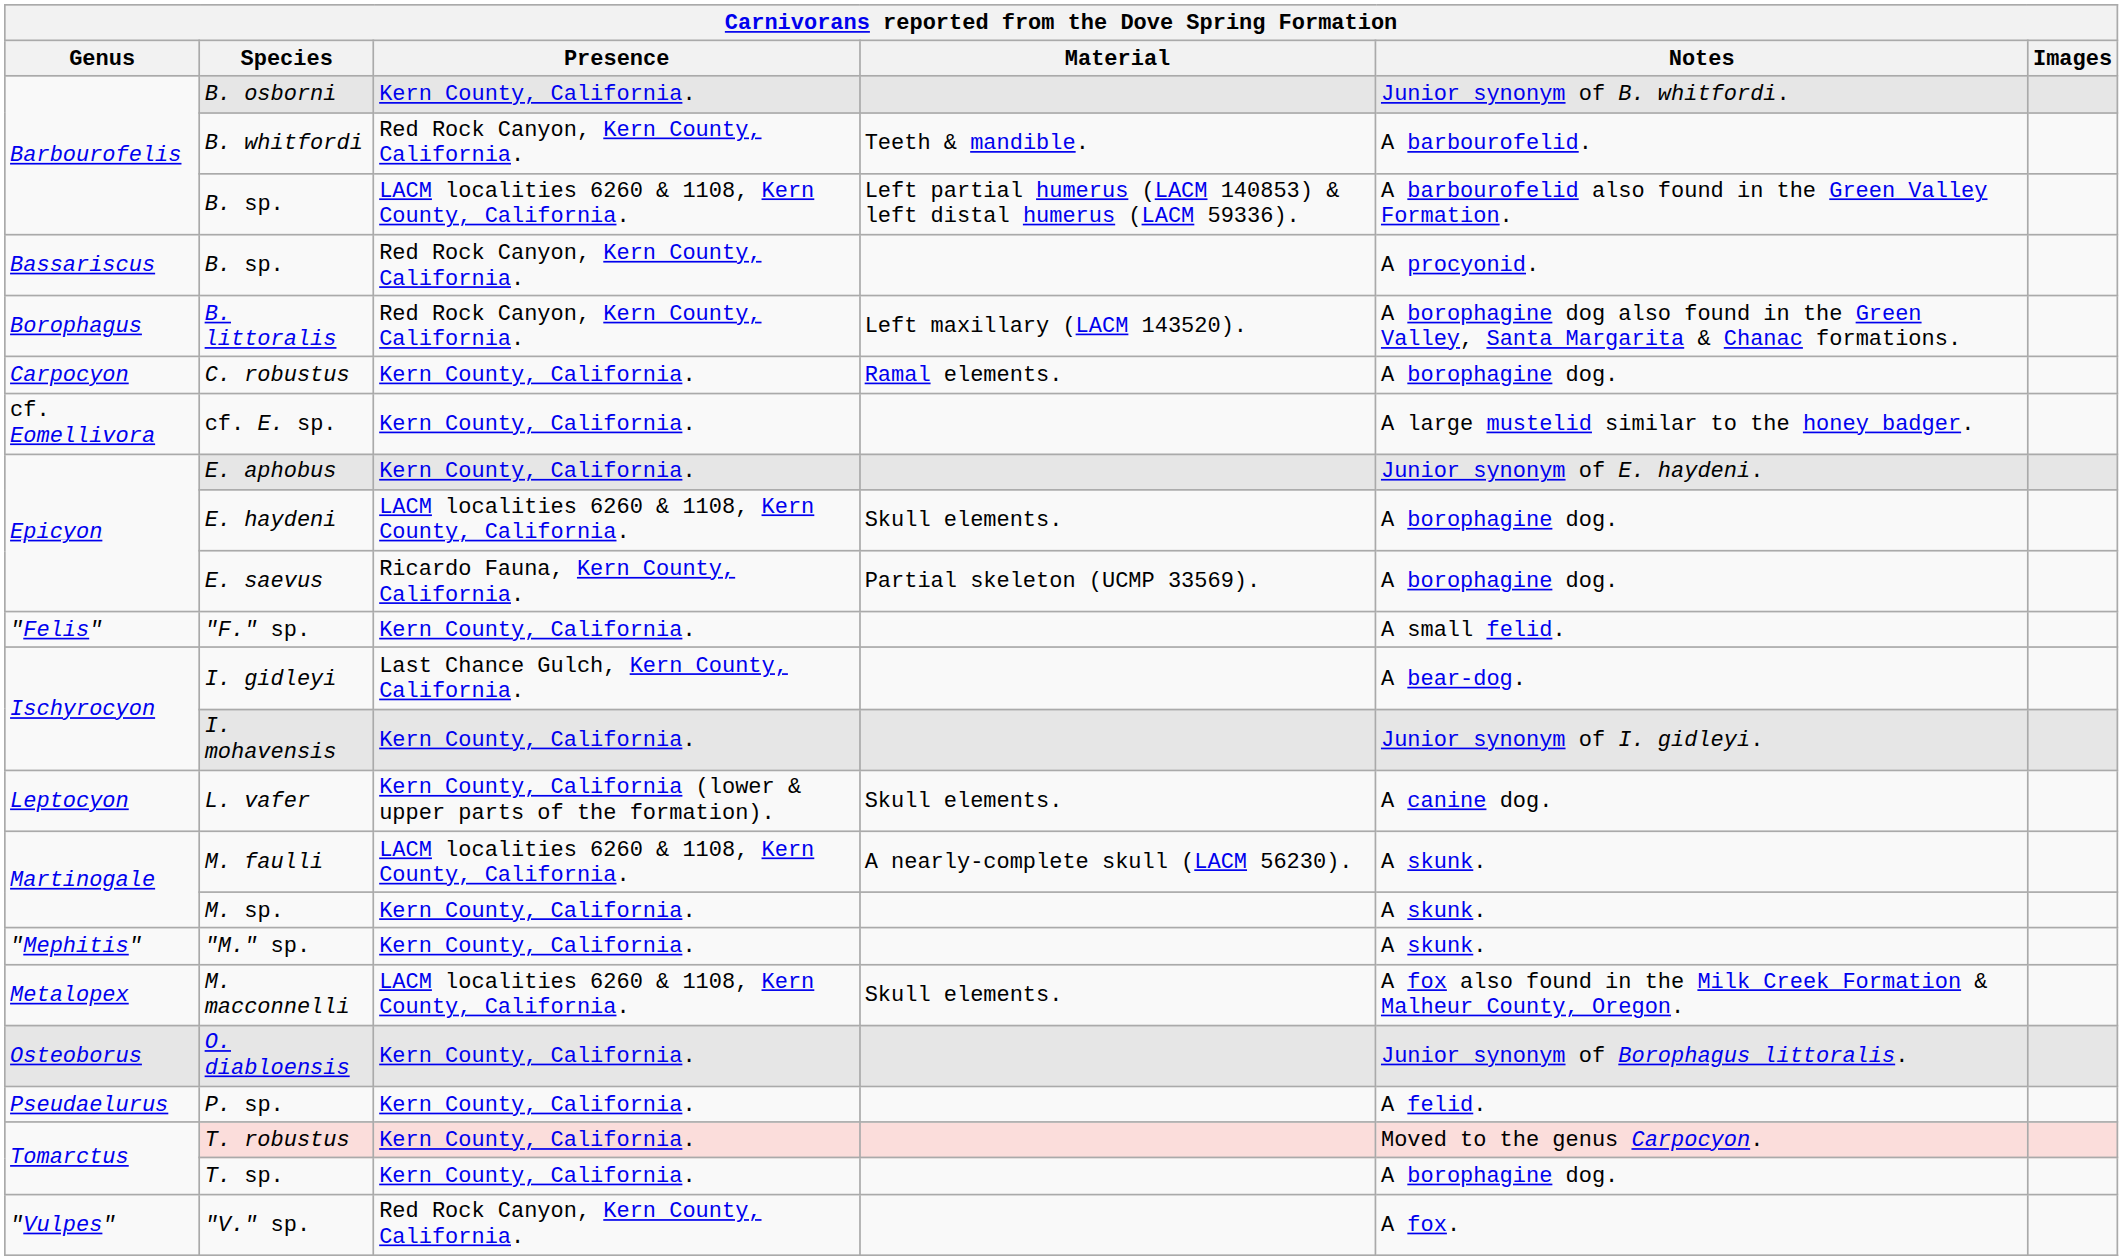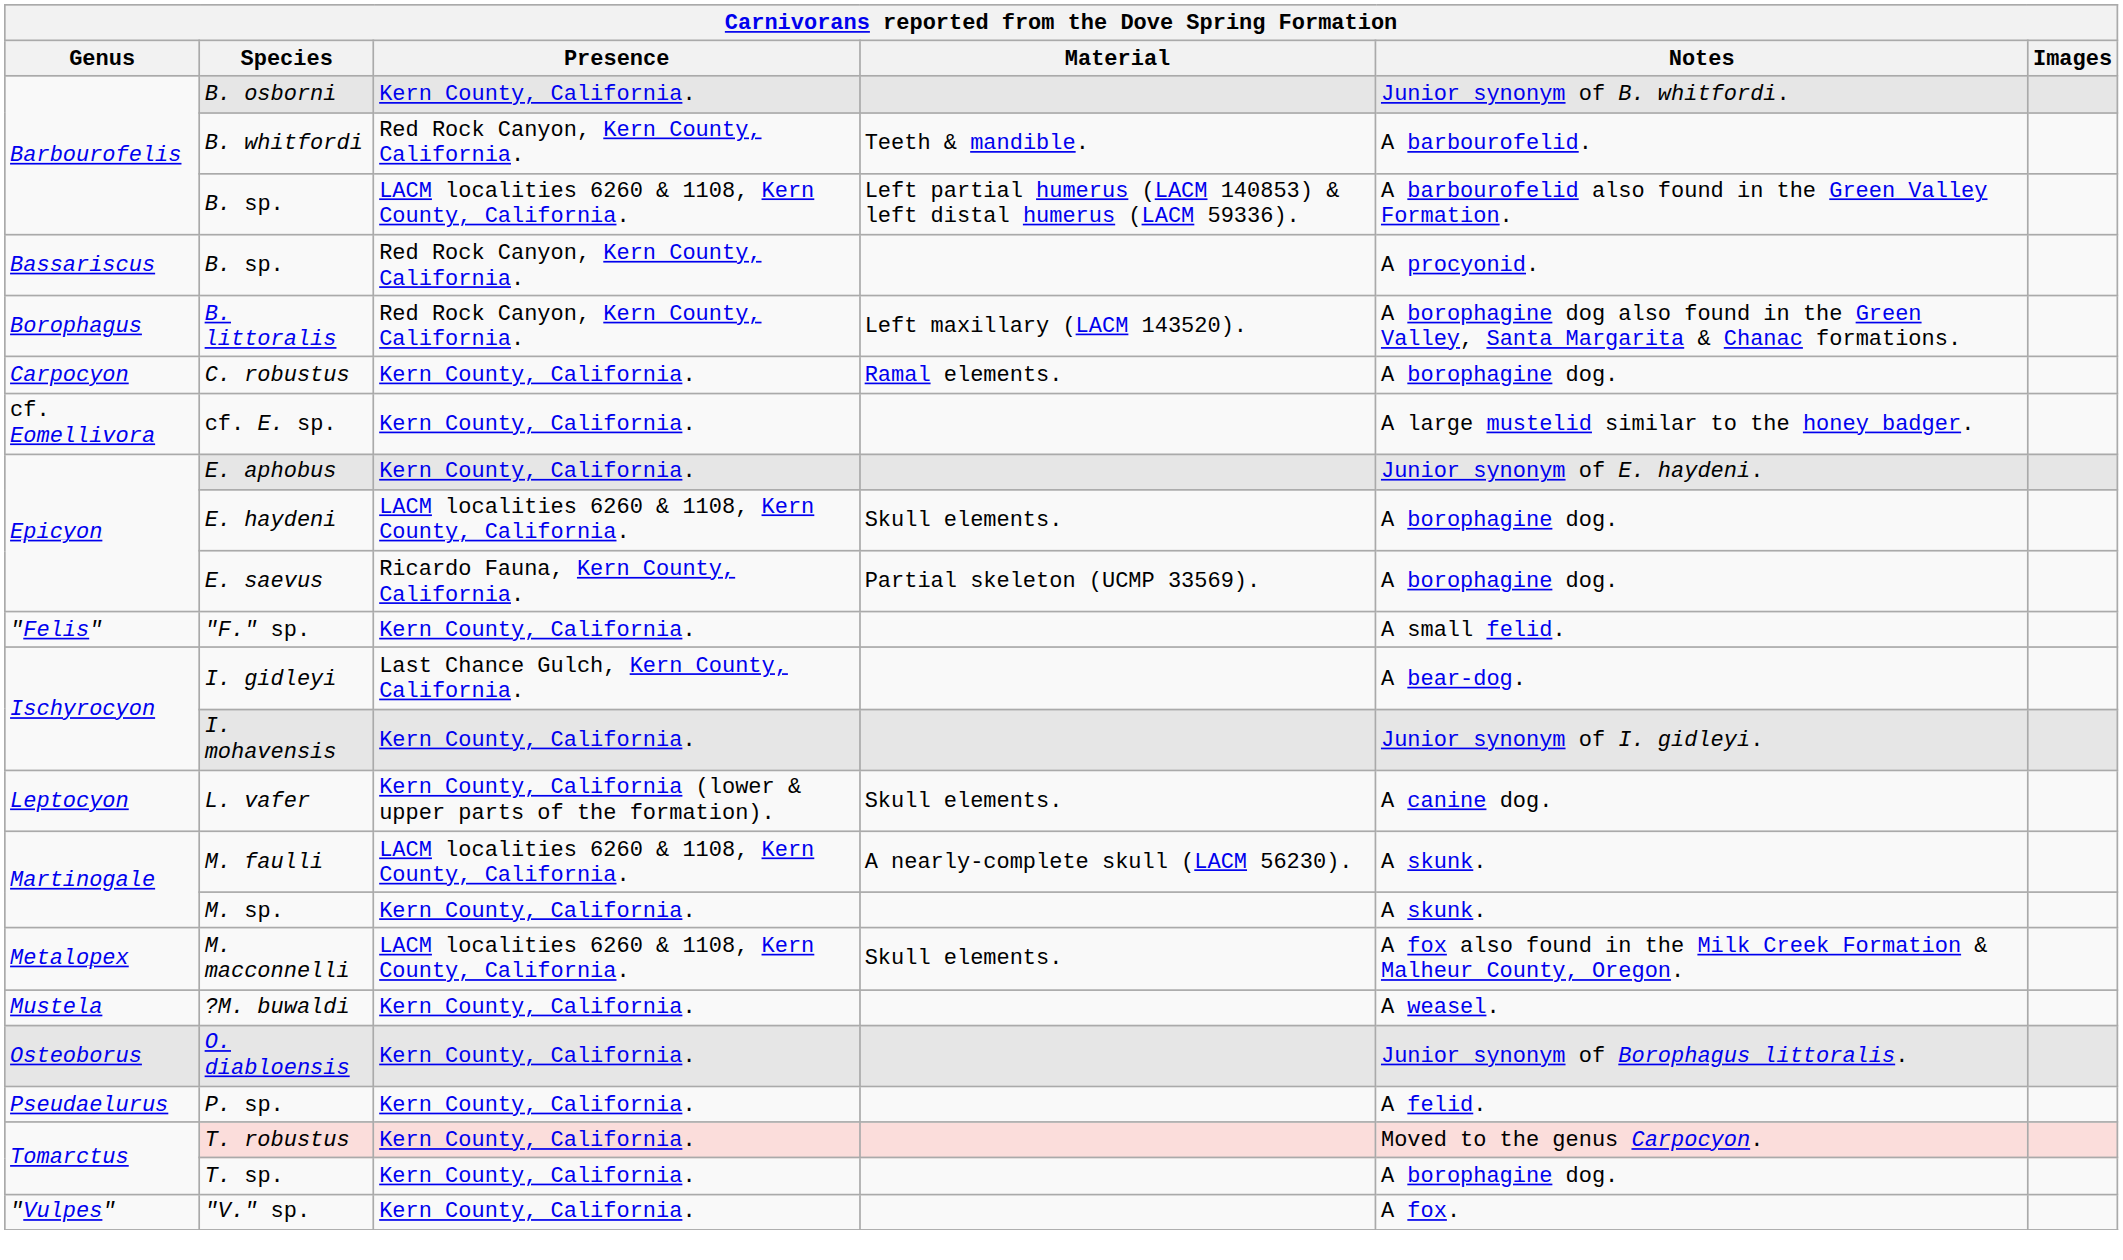- row: (76, 946)
+ row: (56, 1007)
(570, 1224) Red Rock Canyon, Kern County, California. -> (537, 1212) Kern County, California.
